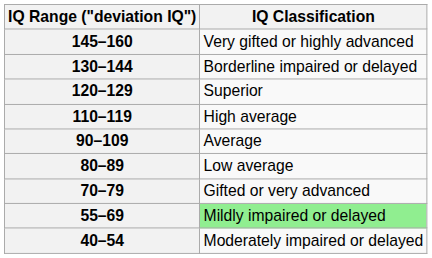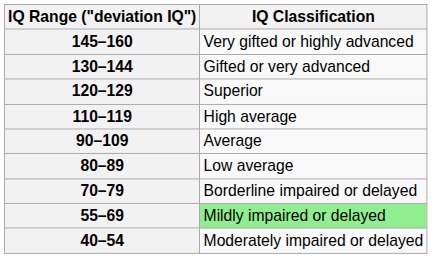(310, 66) Borderline impaired or delayed -> (287, 66) Gifted or very advanced
(287, 191) Gifted or very advanced -> (310, 191) Borderline impaired or delayed
